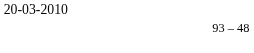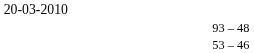+ row: (97, 45)
